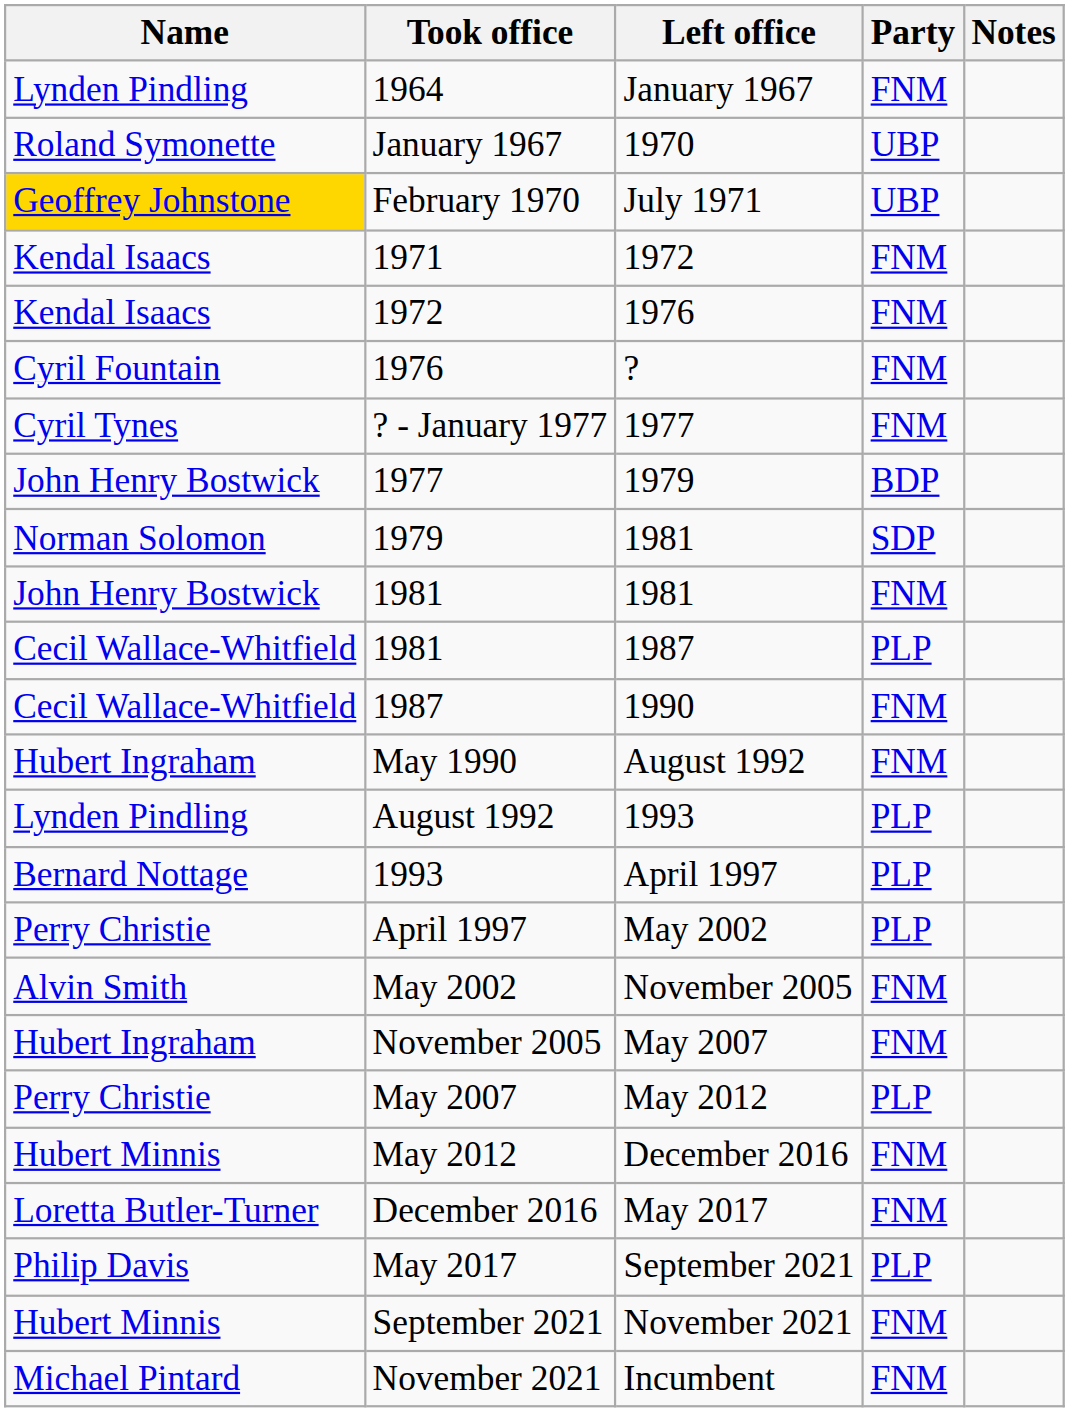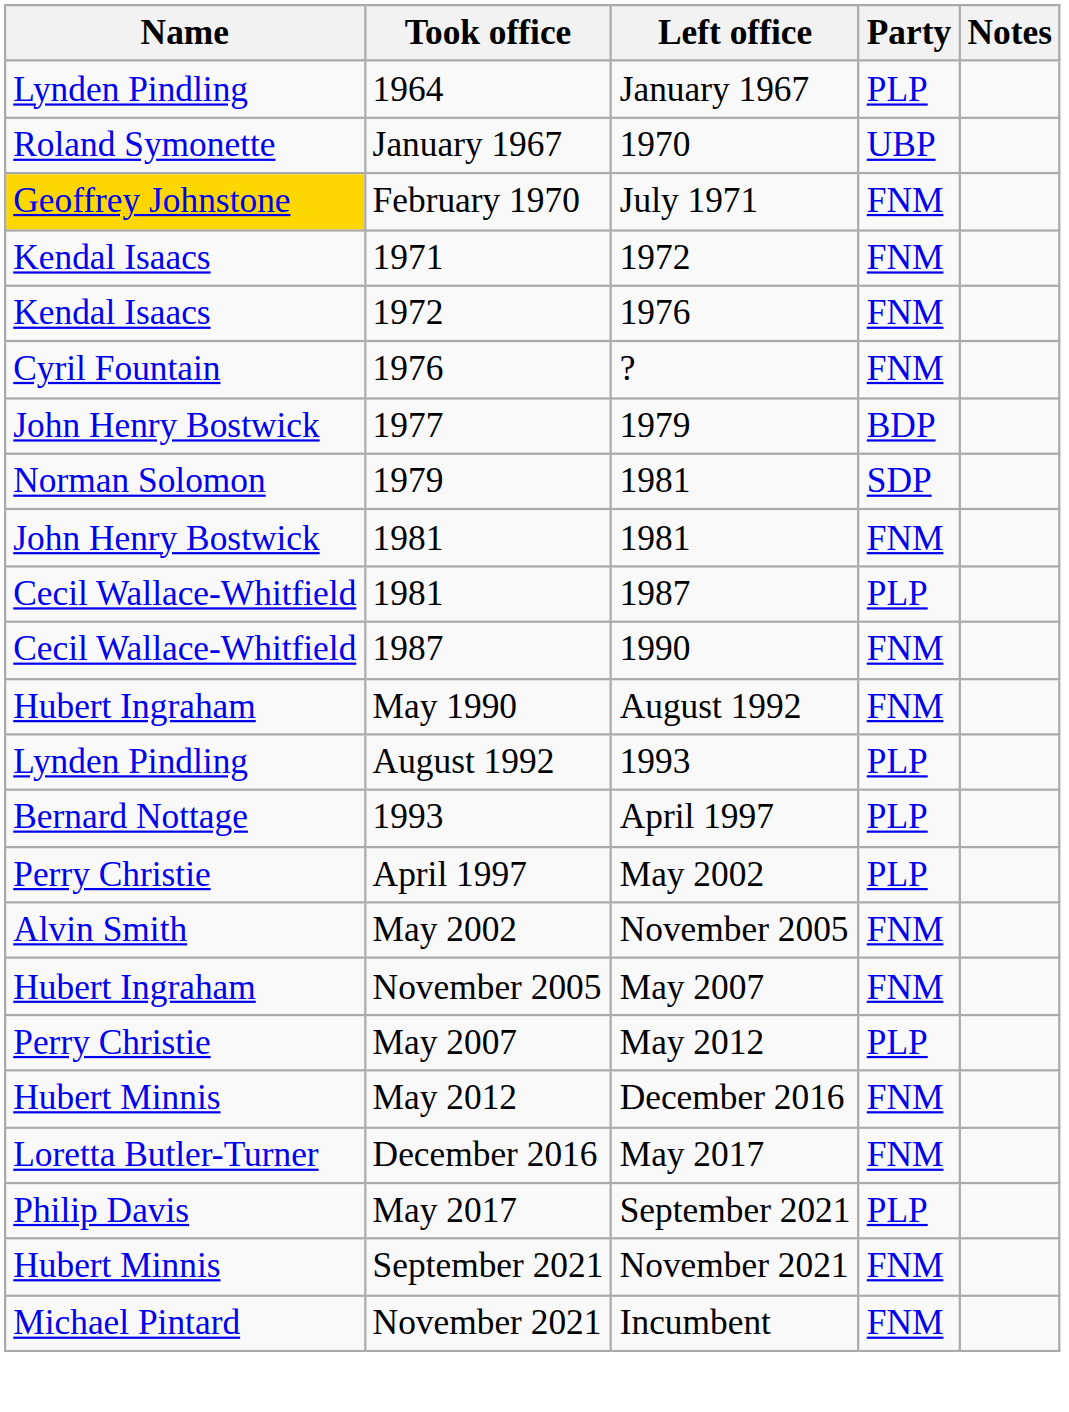(909, 88) FNM -> (897, 88) PLP
(905, 200) UBP -> (905, 200) FNM
- row: (490, 425)
